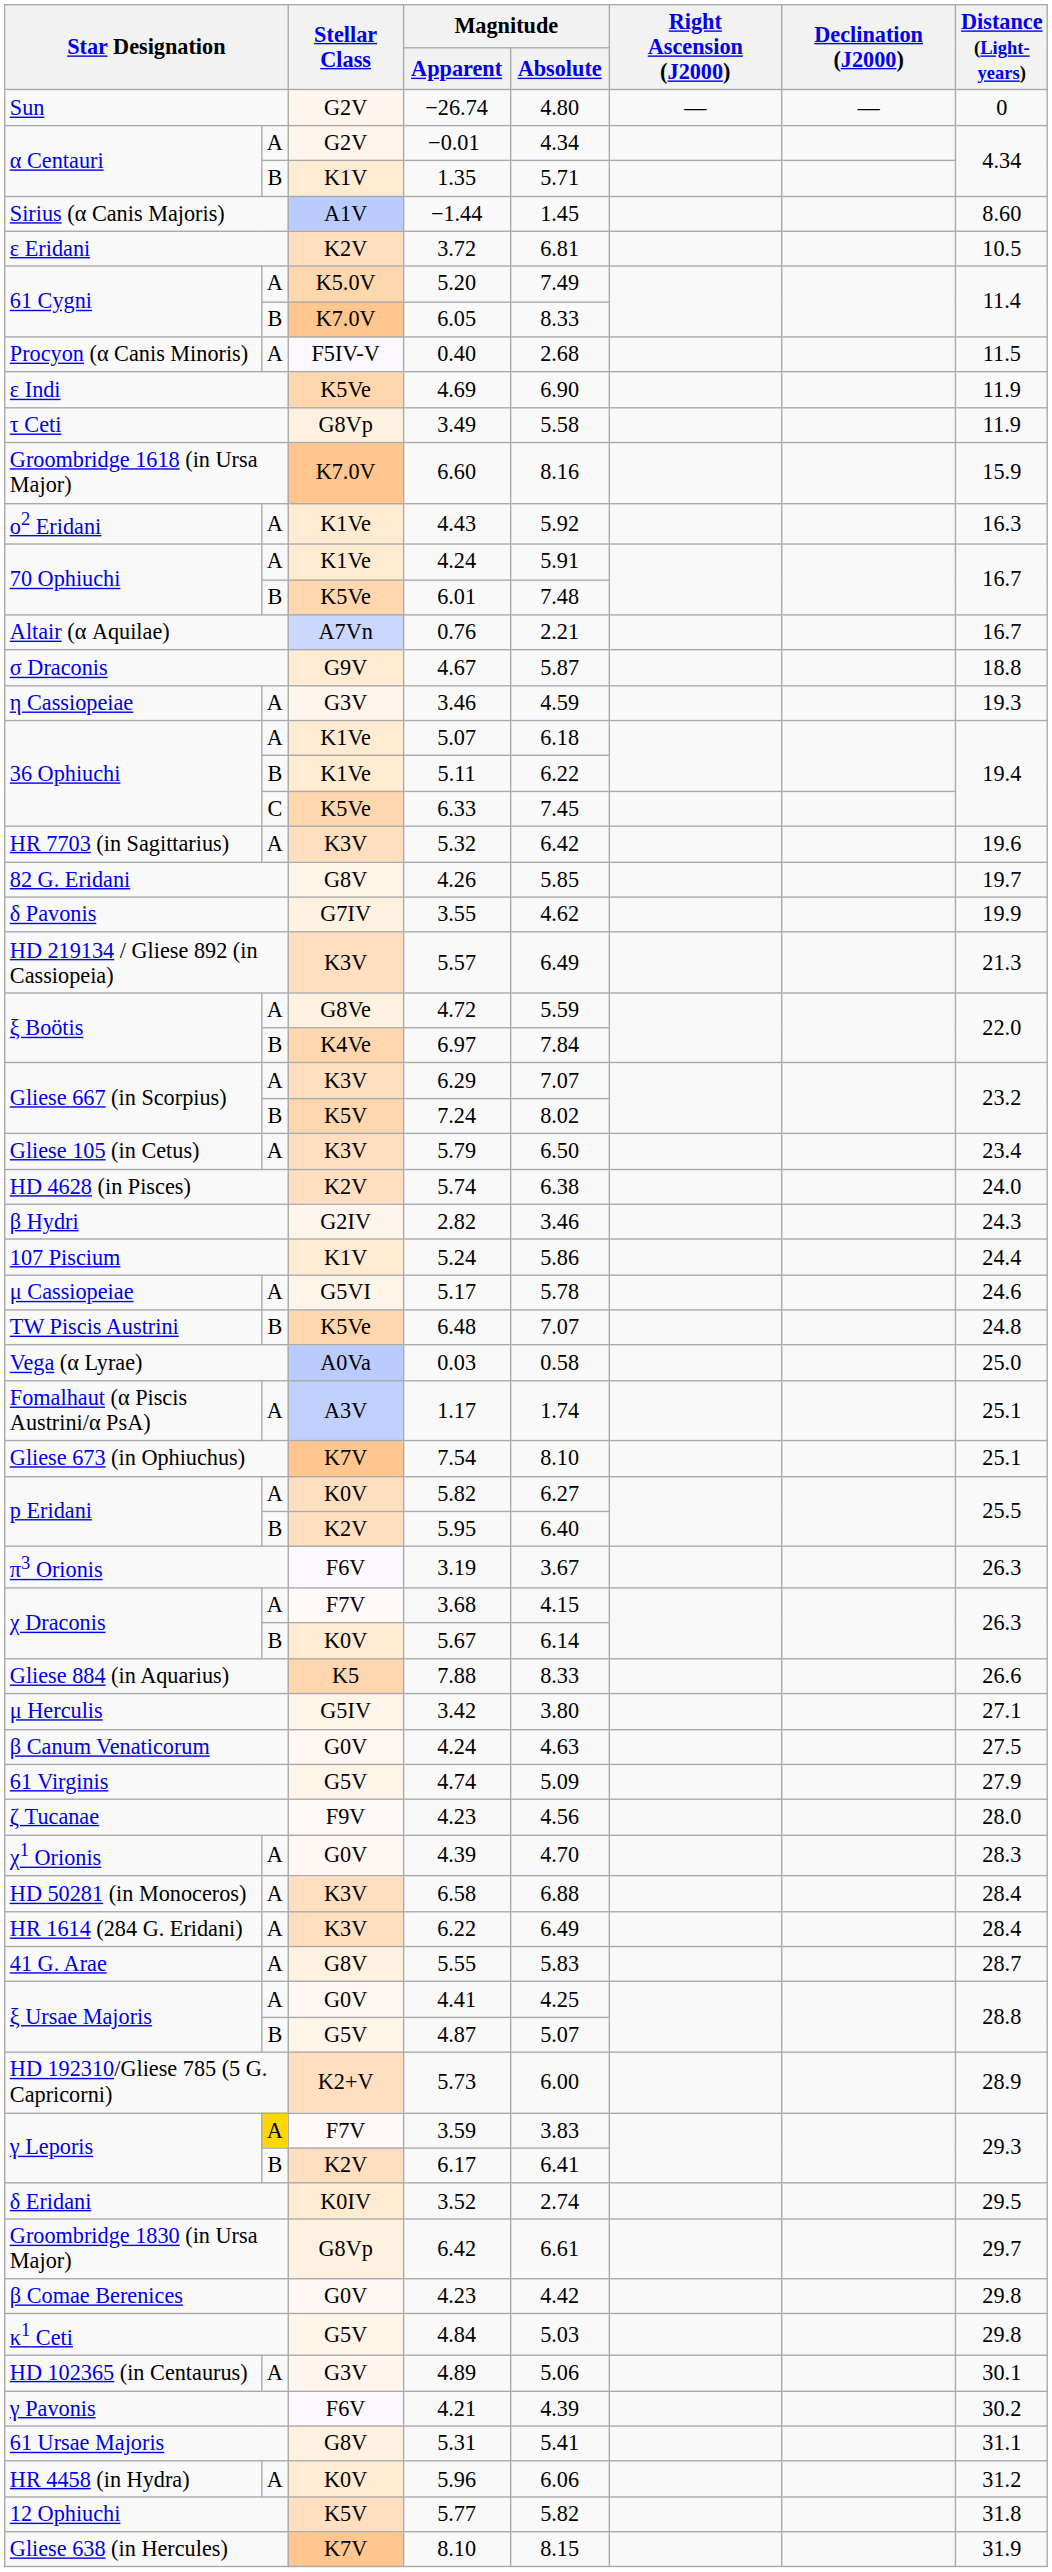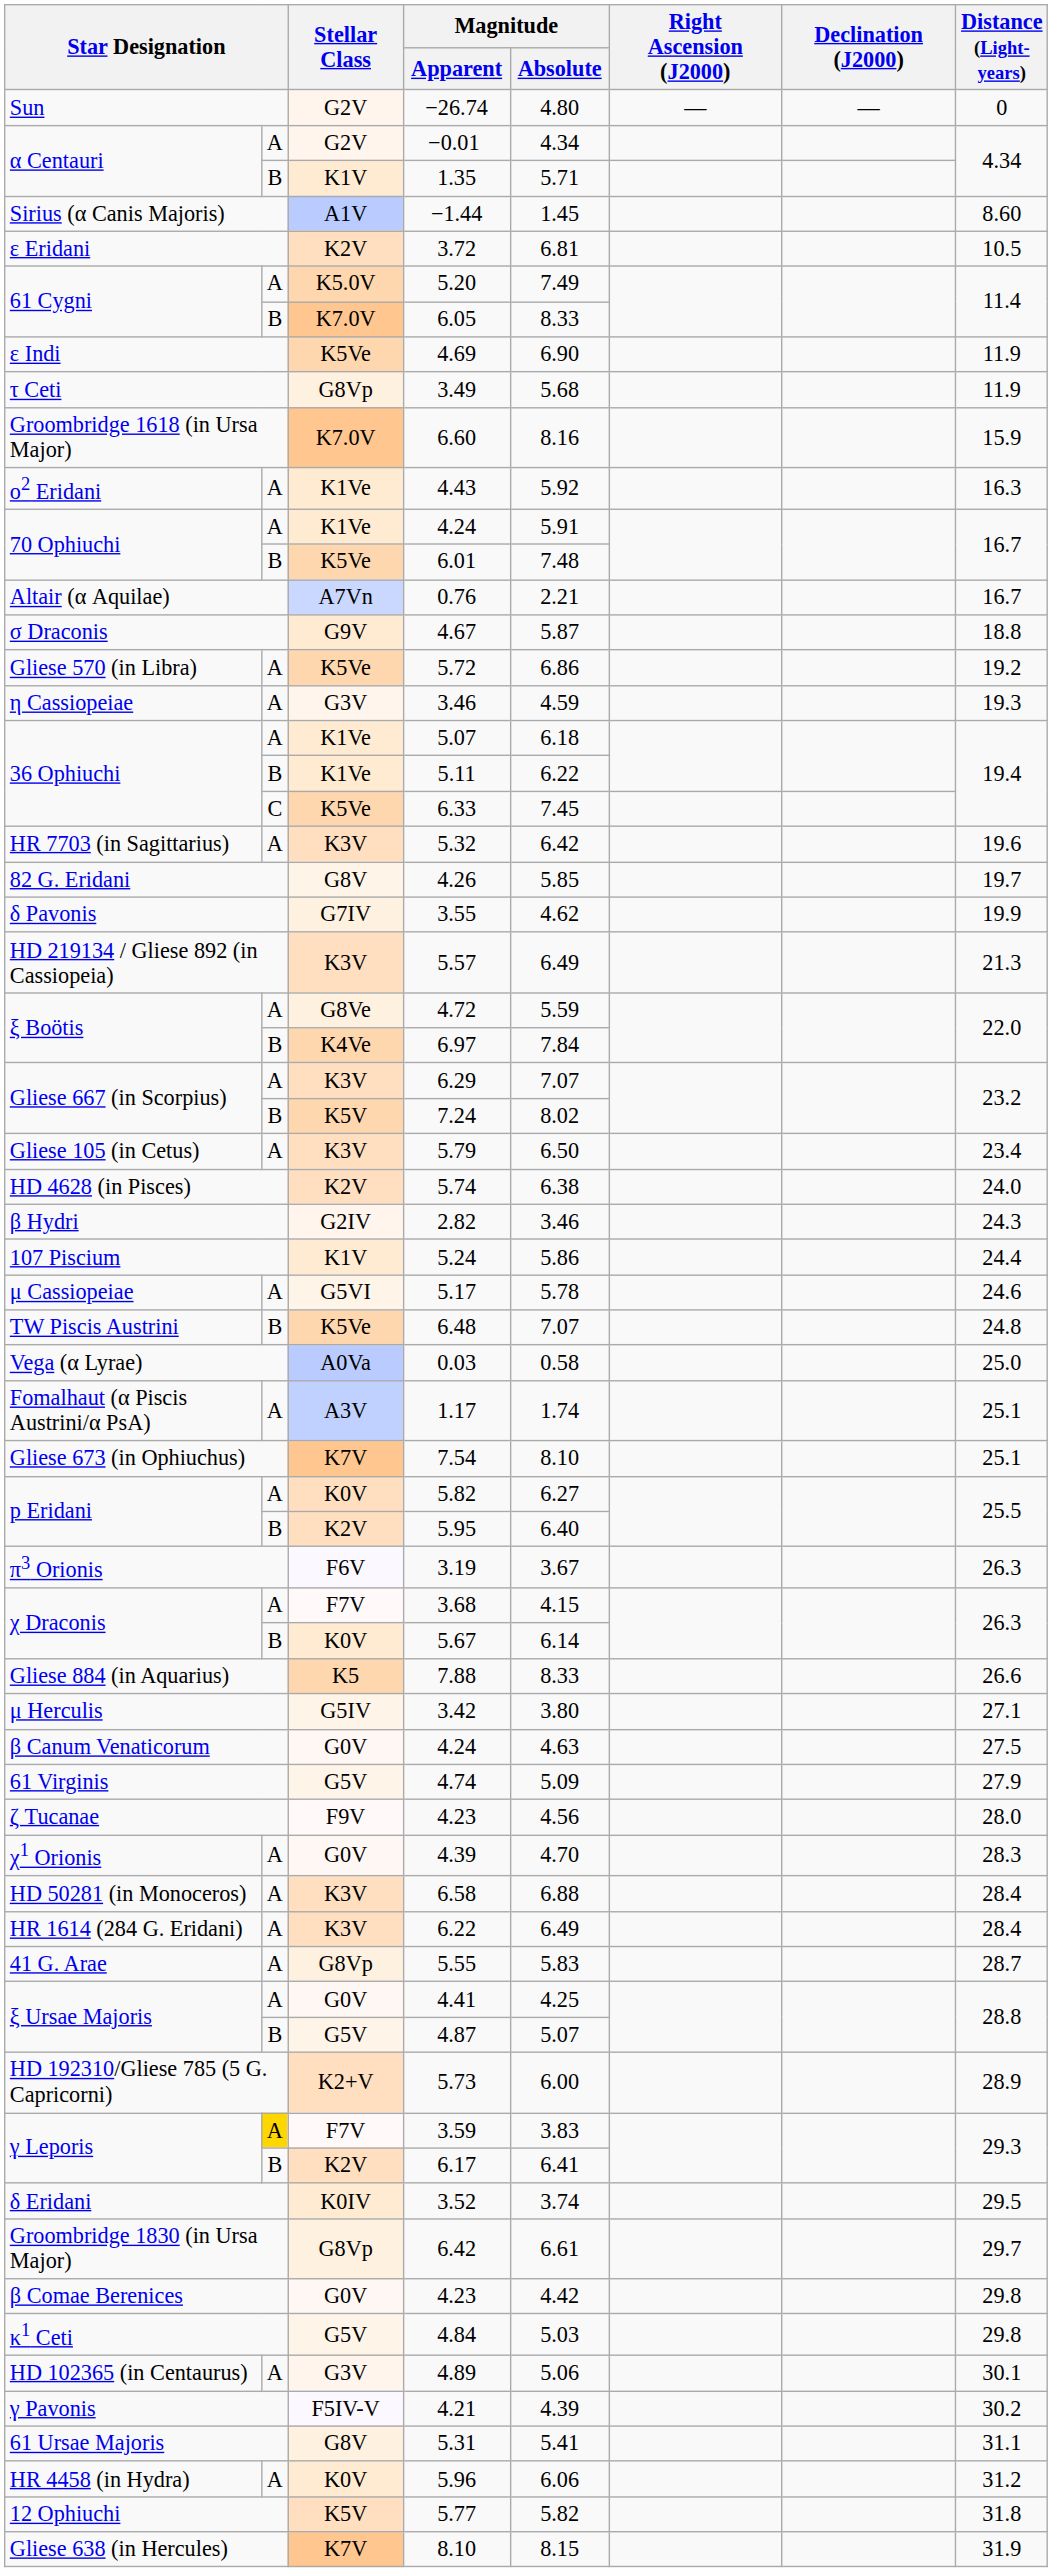- row: (129, 354)
(560, 424) 5.58 -> (560, 389) 5.68
+ row: (103, 667)
(346, 1964) G8V -> (346, 1964) G8Vp
(560, 2200) 2.74 -> (560, 2200) 3.74
(346, 2408) F6V -> (346, 2408) F5IV-V
